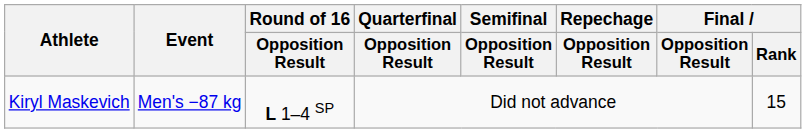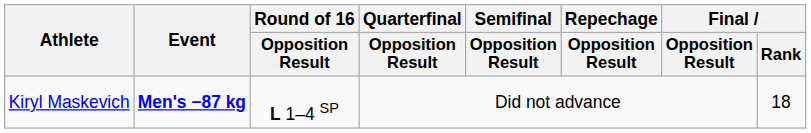(190, 102) normal -> (192, 102) bold
(776, 102) 15 -> (781, 102) 18
